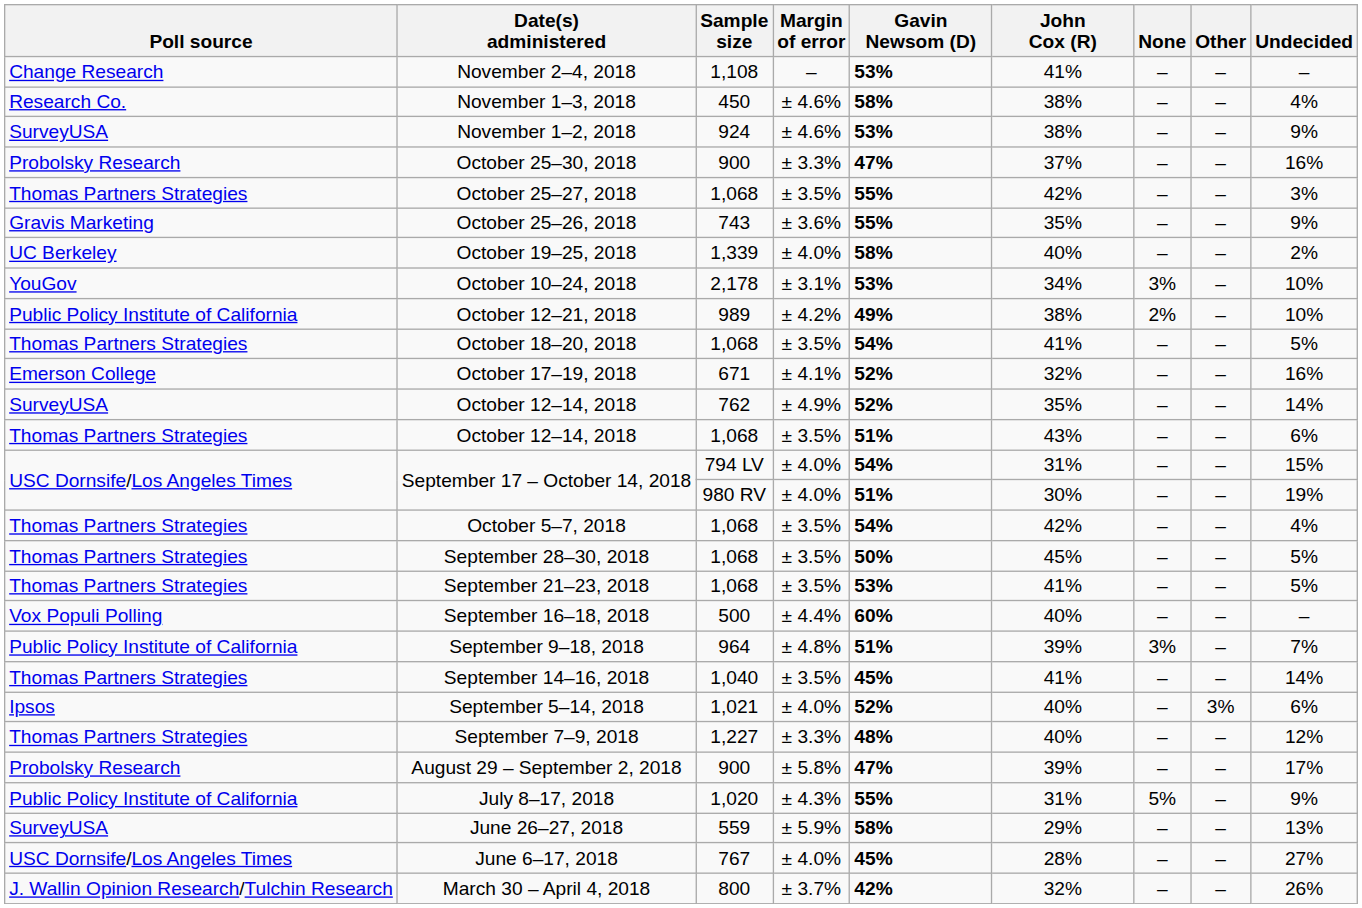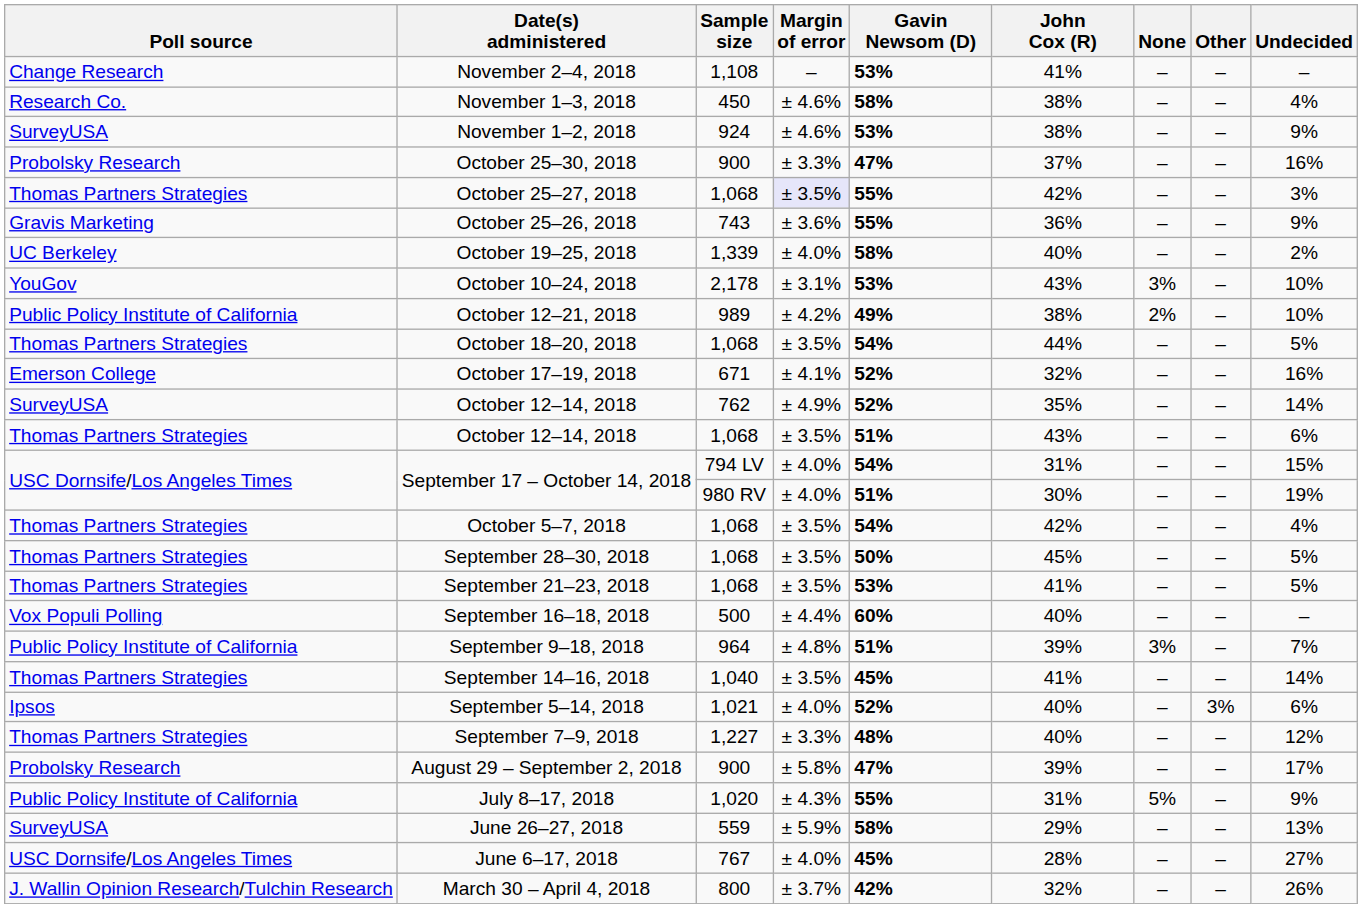(811, 193) no background -> (811, 193) lavender background
(1063, 223) 35% -> (1063, 223) 36%
(1063, 284) 34% -> (1063, 284) 43%
(1063, 344) 41% -> (1063, 344) 44%
